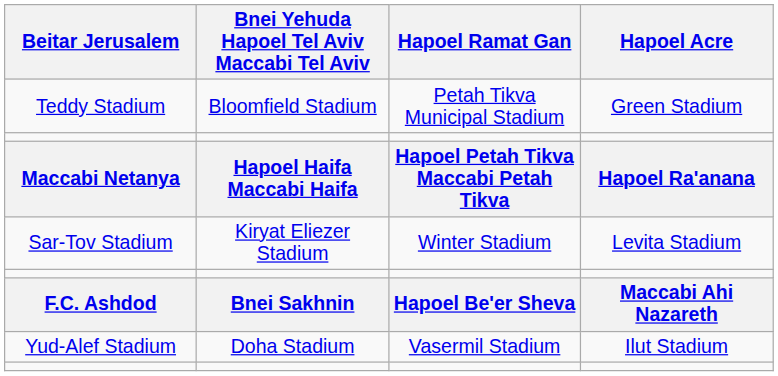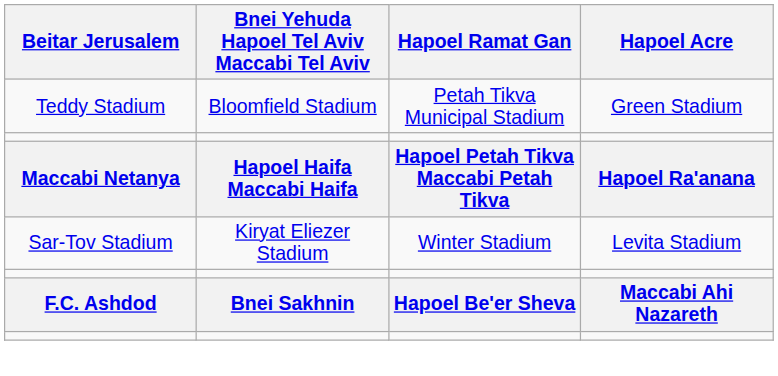- row: (101, 346)
